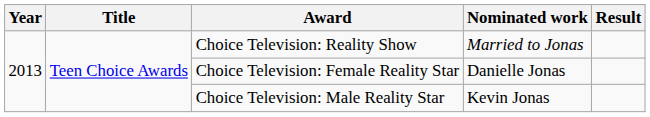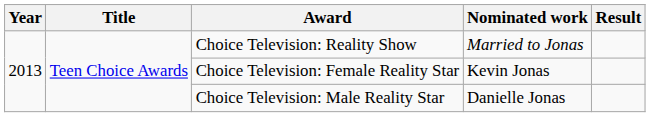(516, 71) Danielle Jonas -> (508, 71) Kevin Jonas
(508, 97) Kevin Jonas -> (516, 97) Danielle Jonas
